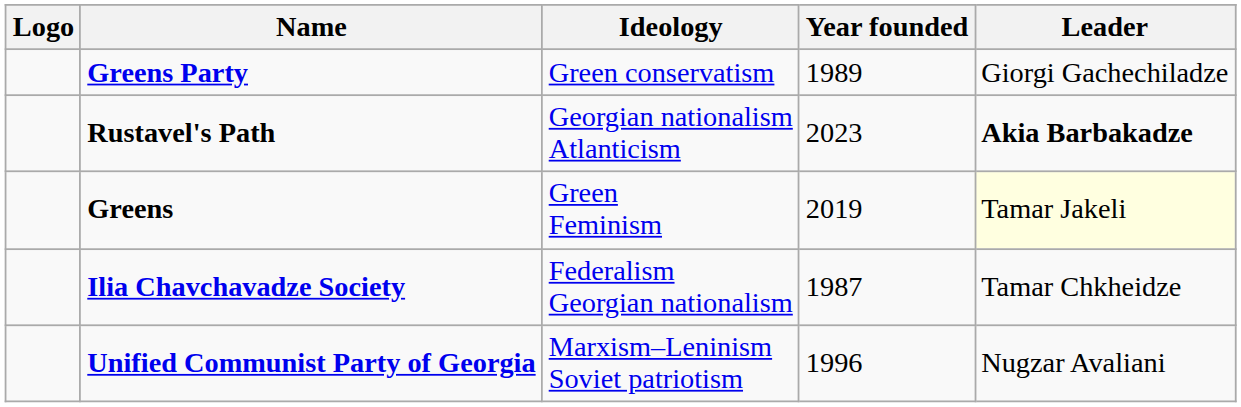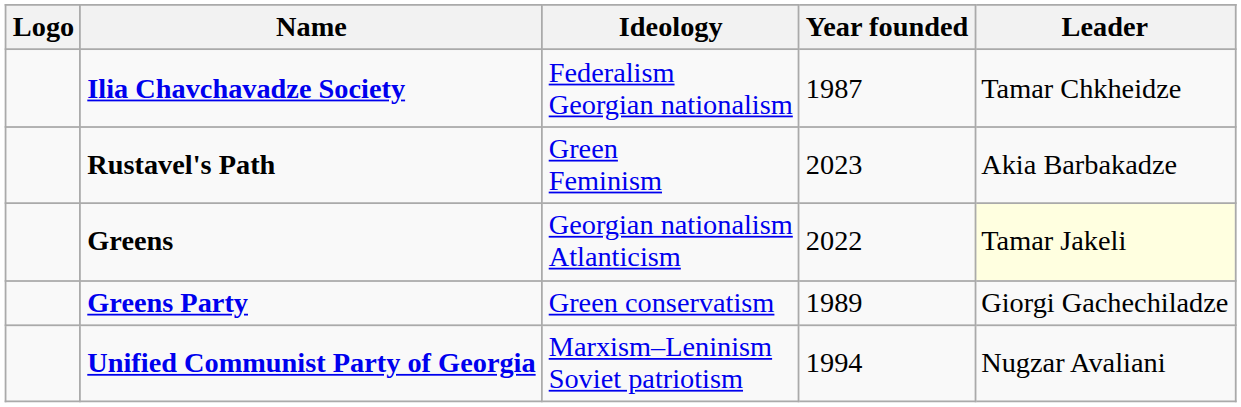rows swapped: (168, 71) <-> (246, 286)
(671, 132) Georgian nationalism Atlanticism -> (605, 164) Green Feminism
(1087, 132) bold -> (1079, 164) normal
(605, 209) Green Feminism -> (671, 241) Georgian nationalism Atlanticism
(834, 209) 2019 -> (834, 241) 2022
(834, 363) 1996 -> (834, 363) 1994
